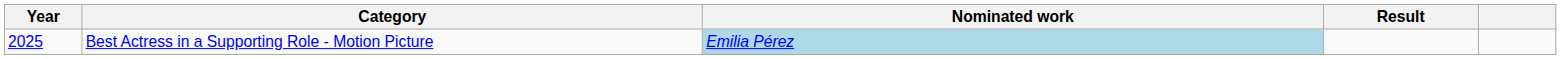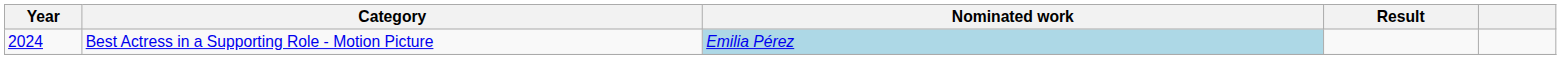(26, 41) 2025 -> (26, 41) 2024
